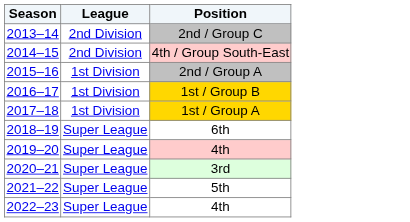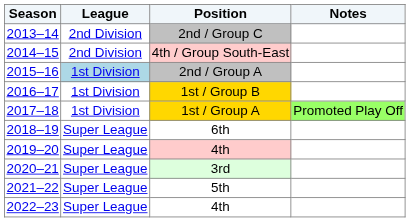+ column: (348, 14)
(105, 72) no background -> (105, 72) lightblue background
